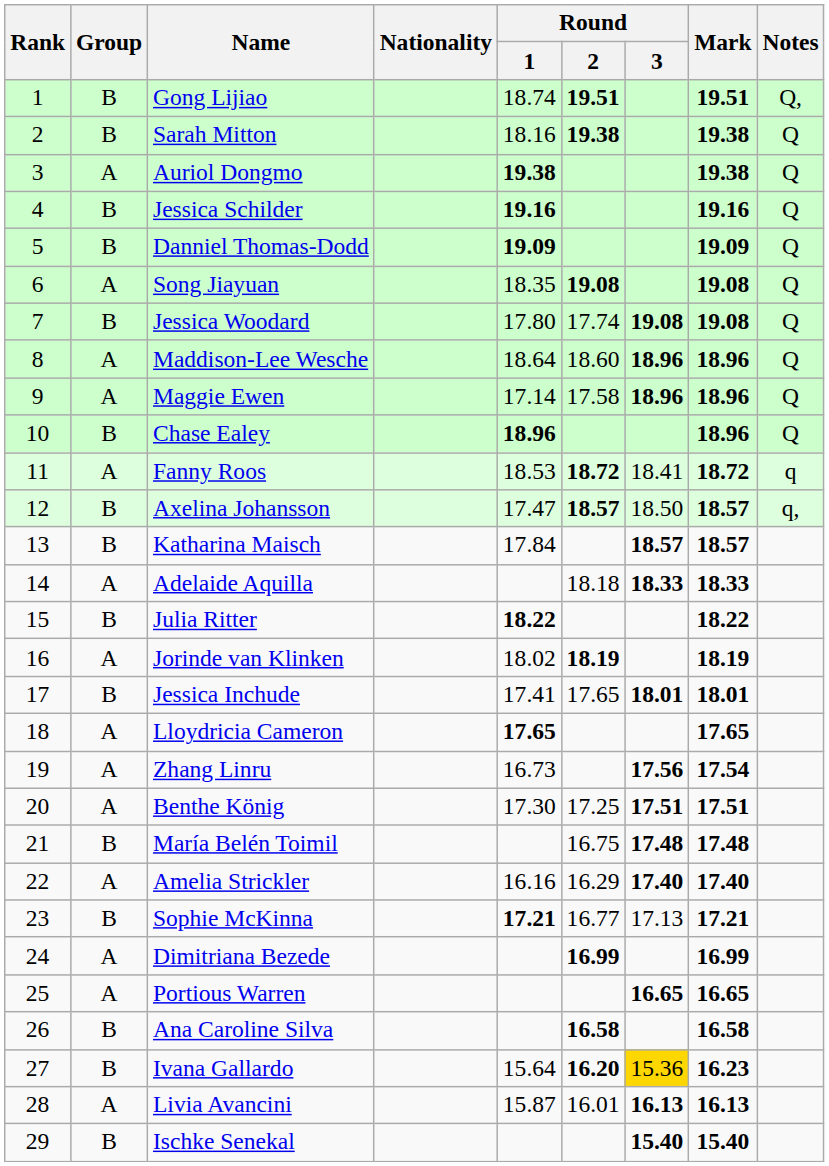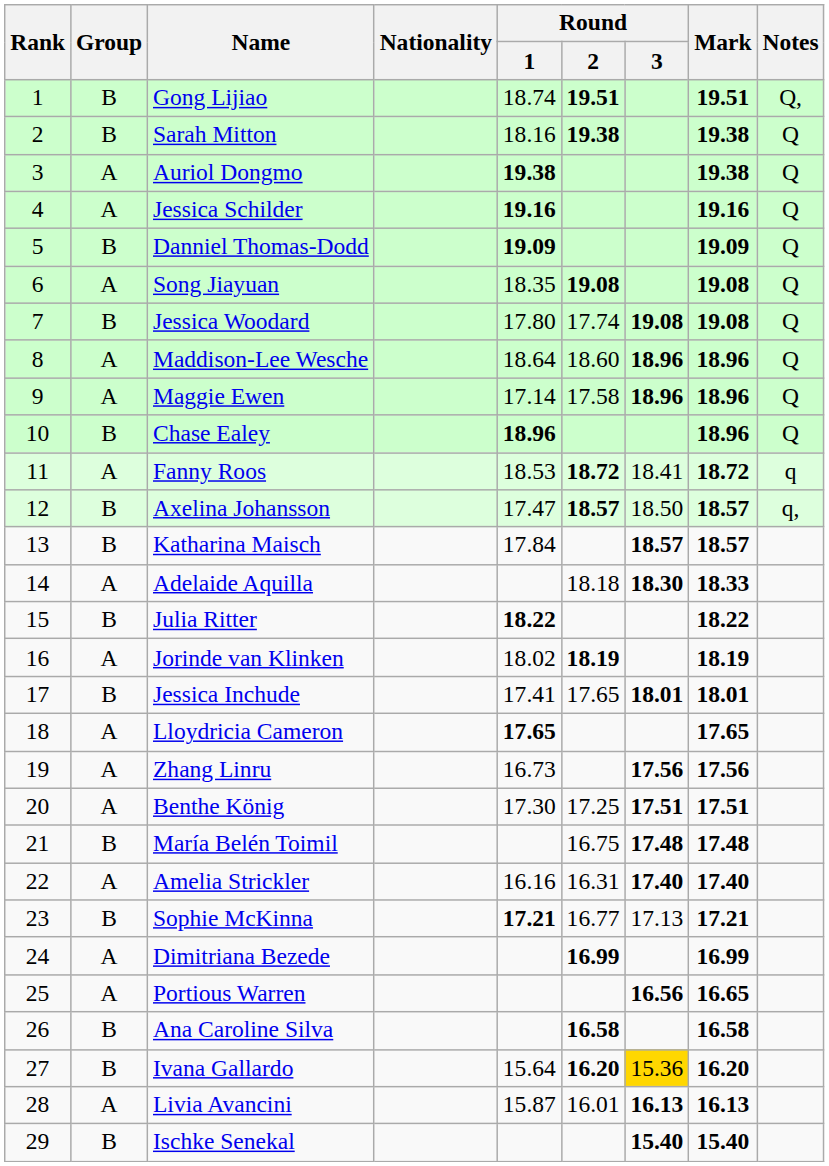(109, 209) B -> (109, 209) A
(657, 582) 18.33 -> (657, 582) 18.30
(723, 769) 17.54 -> (723, 769) 17.56
(593, 881) 16.29 -> (593, 881) 16.31
(657, 992) 16.65 -> (657, 992) 16.56
(723, 1067) 16.23 -> (723, 1067) 16.20
